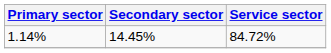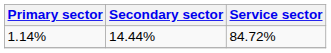(132, 36) 14.45% -> (132, 36) 14.44%
